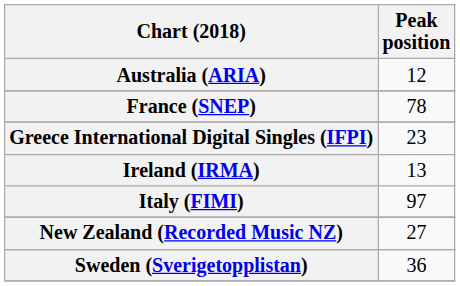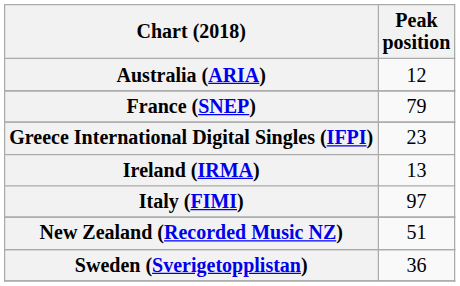(416, 106) 78 -> (416, 106) 79
(416, 233) 27 -> (416, 233) 51
